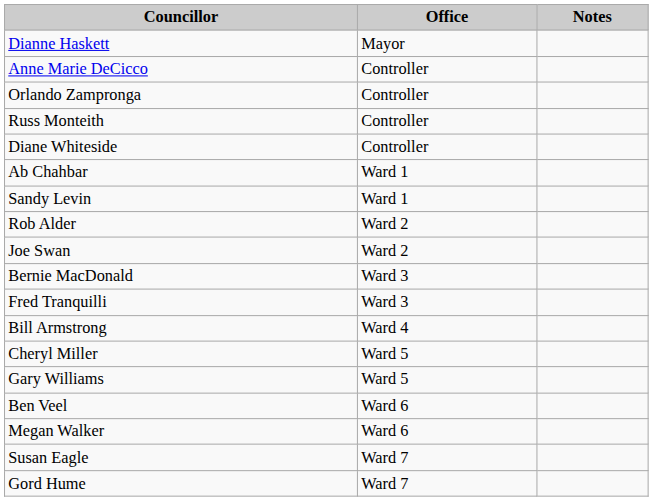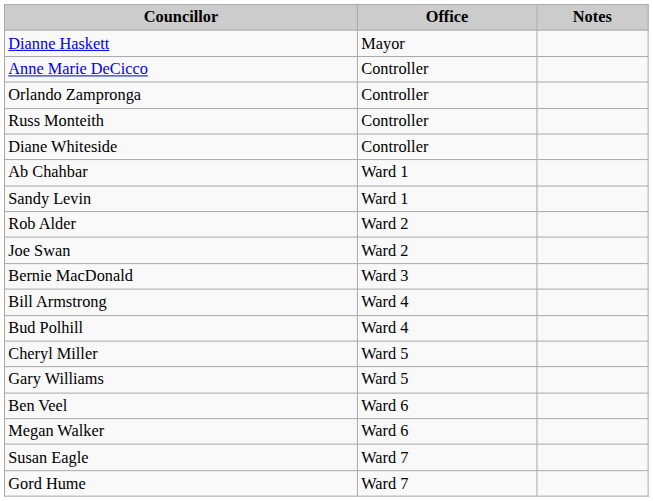- row: (57, 302)
+ row: (46, 328)
